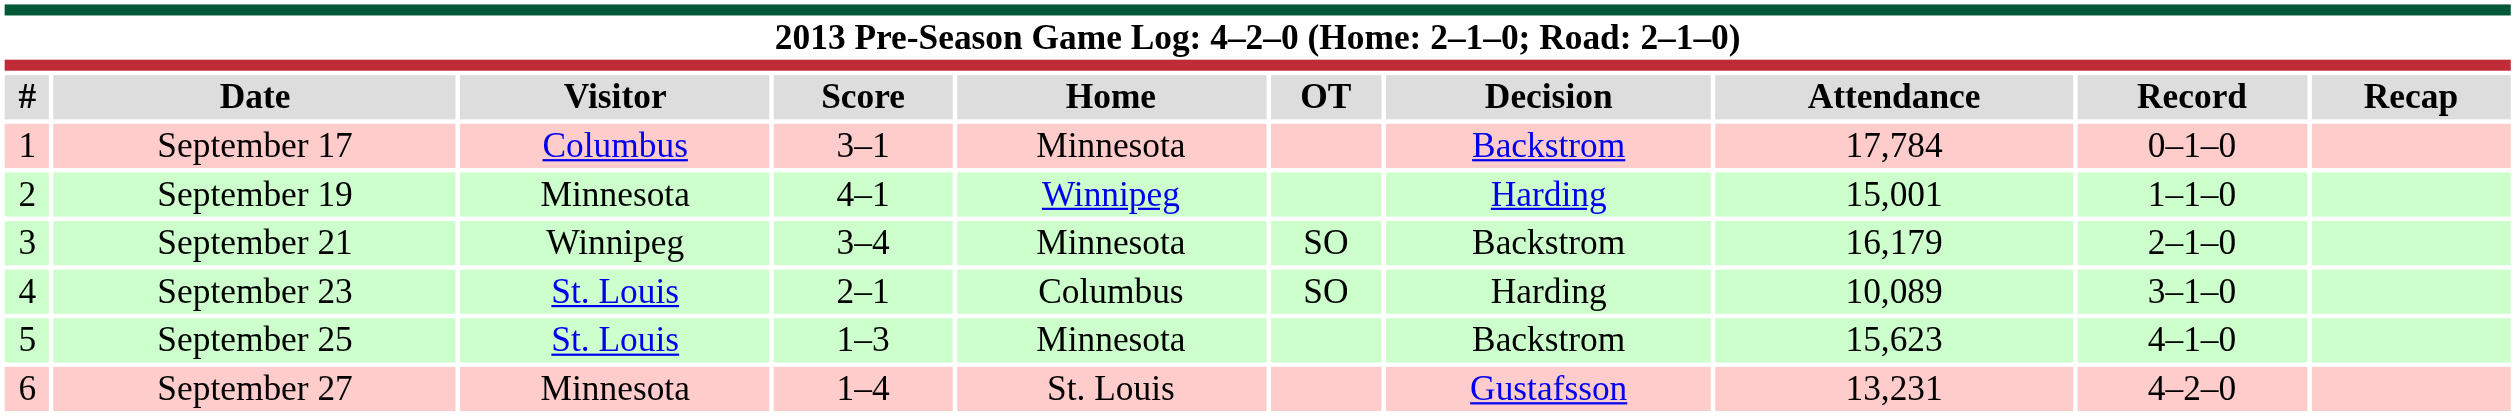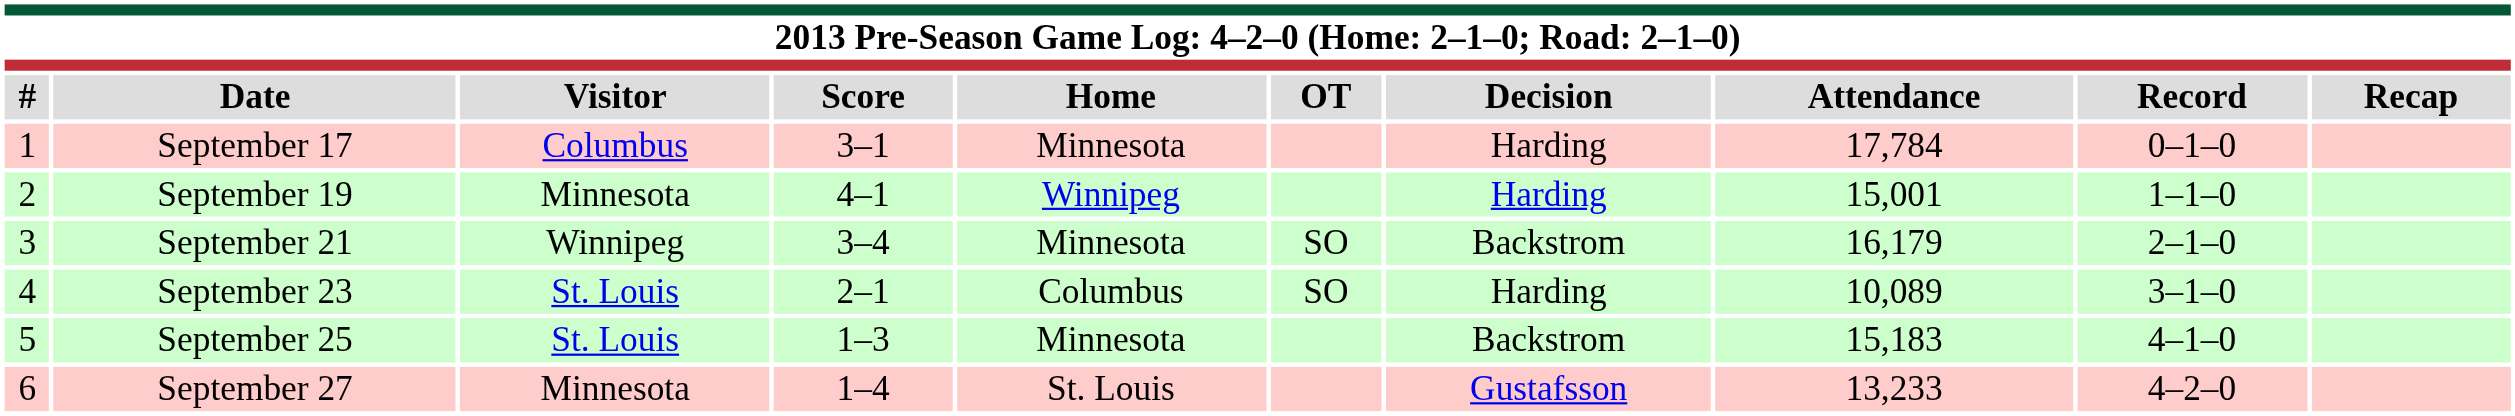(1549, 145) Backstrom -> (1549, 145) Harding
(1894, 339) 15,623 -> (1894, 339) 15,183
(1894, 388) 13,231 -> (1894, 388) 13,233
